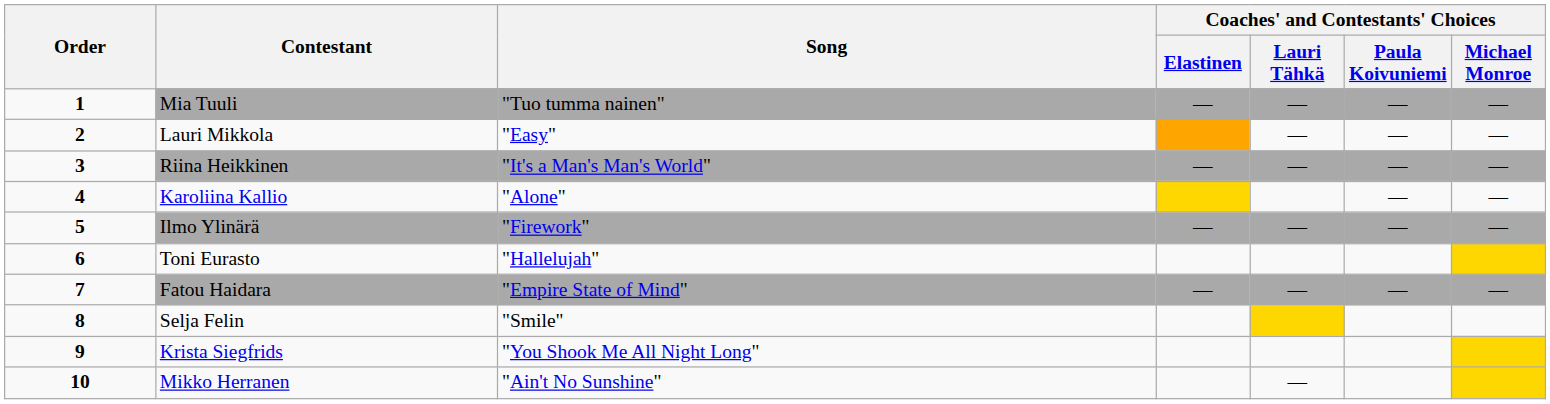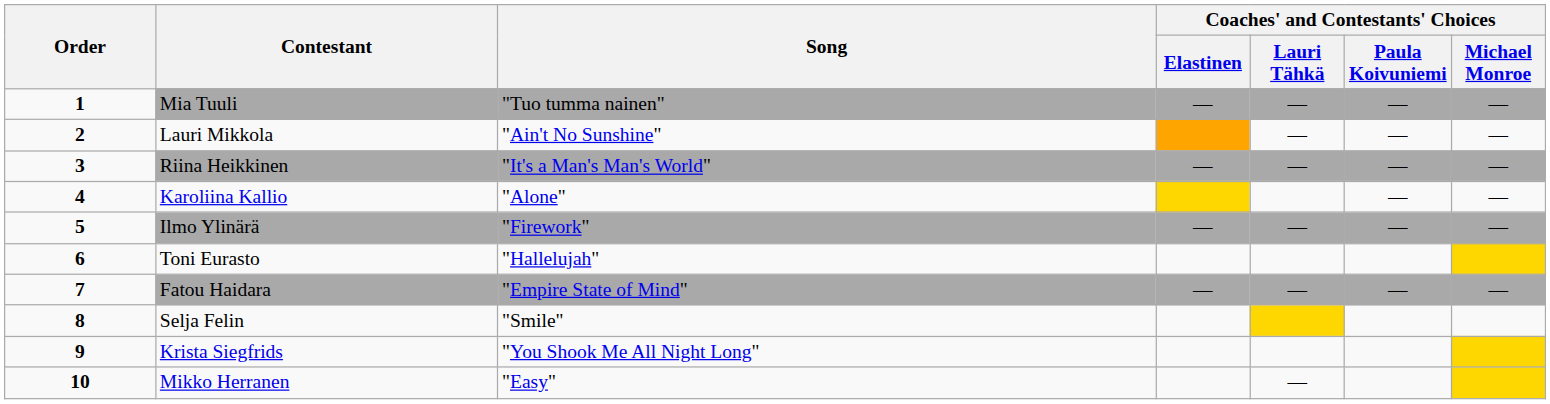(529, 134) "Easy" -> (582, 134) "Ain't No Sunshine"
(582, 382) "Ain't No Sunshine" -> (529, 382) "Easy"
